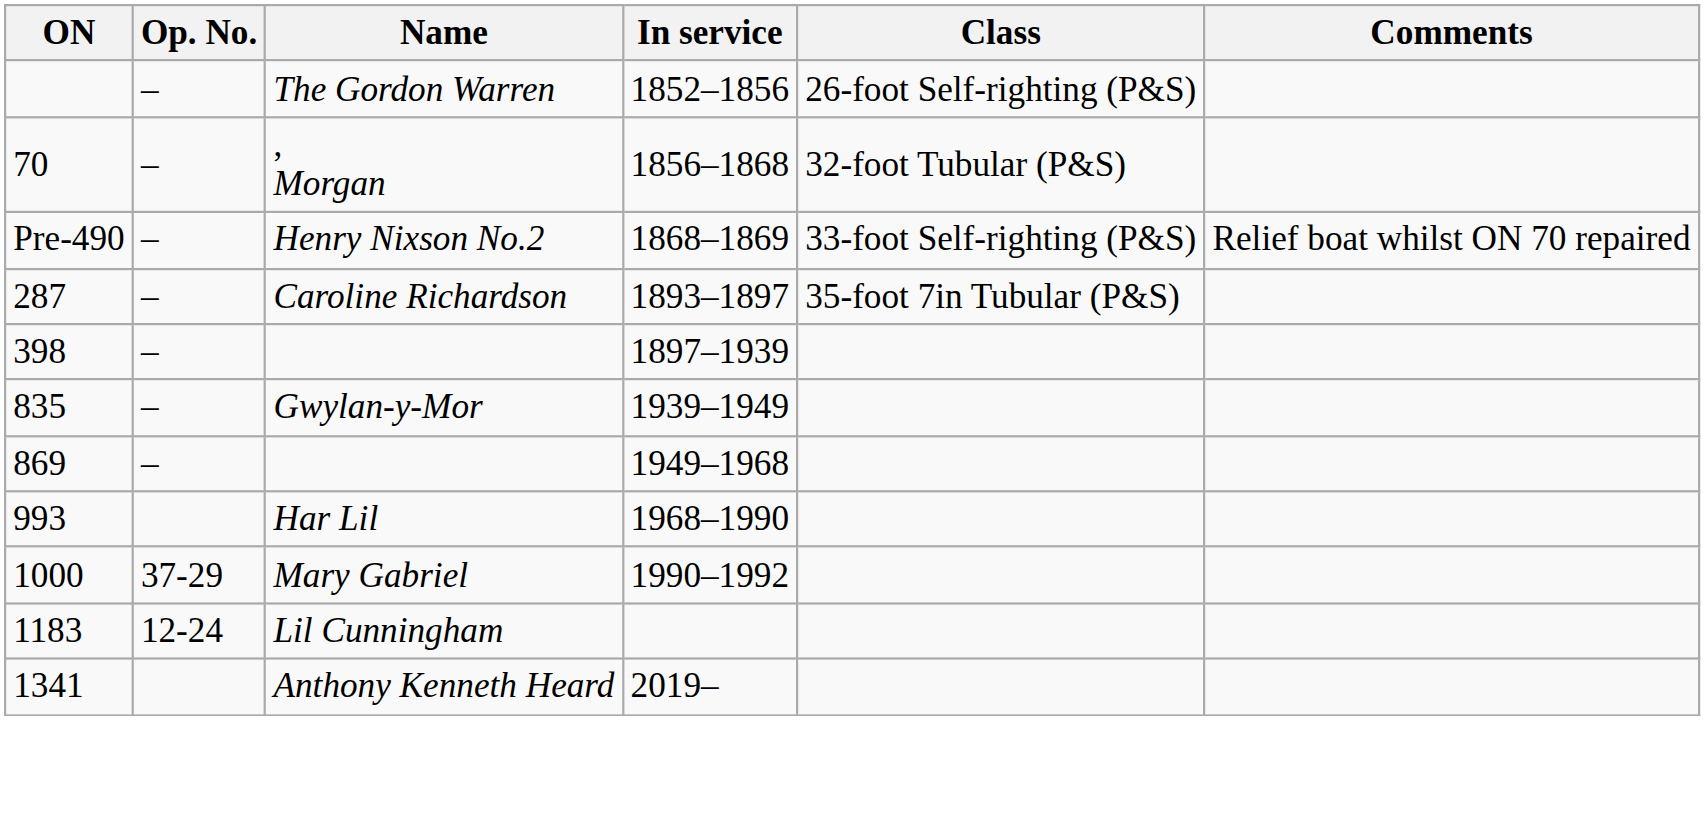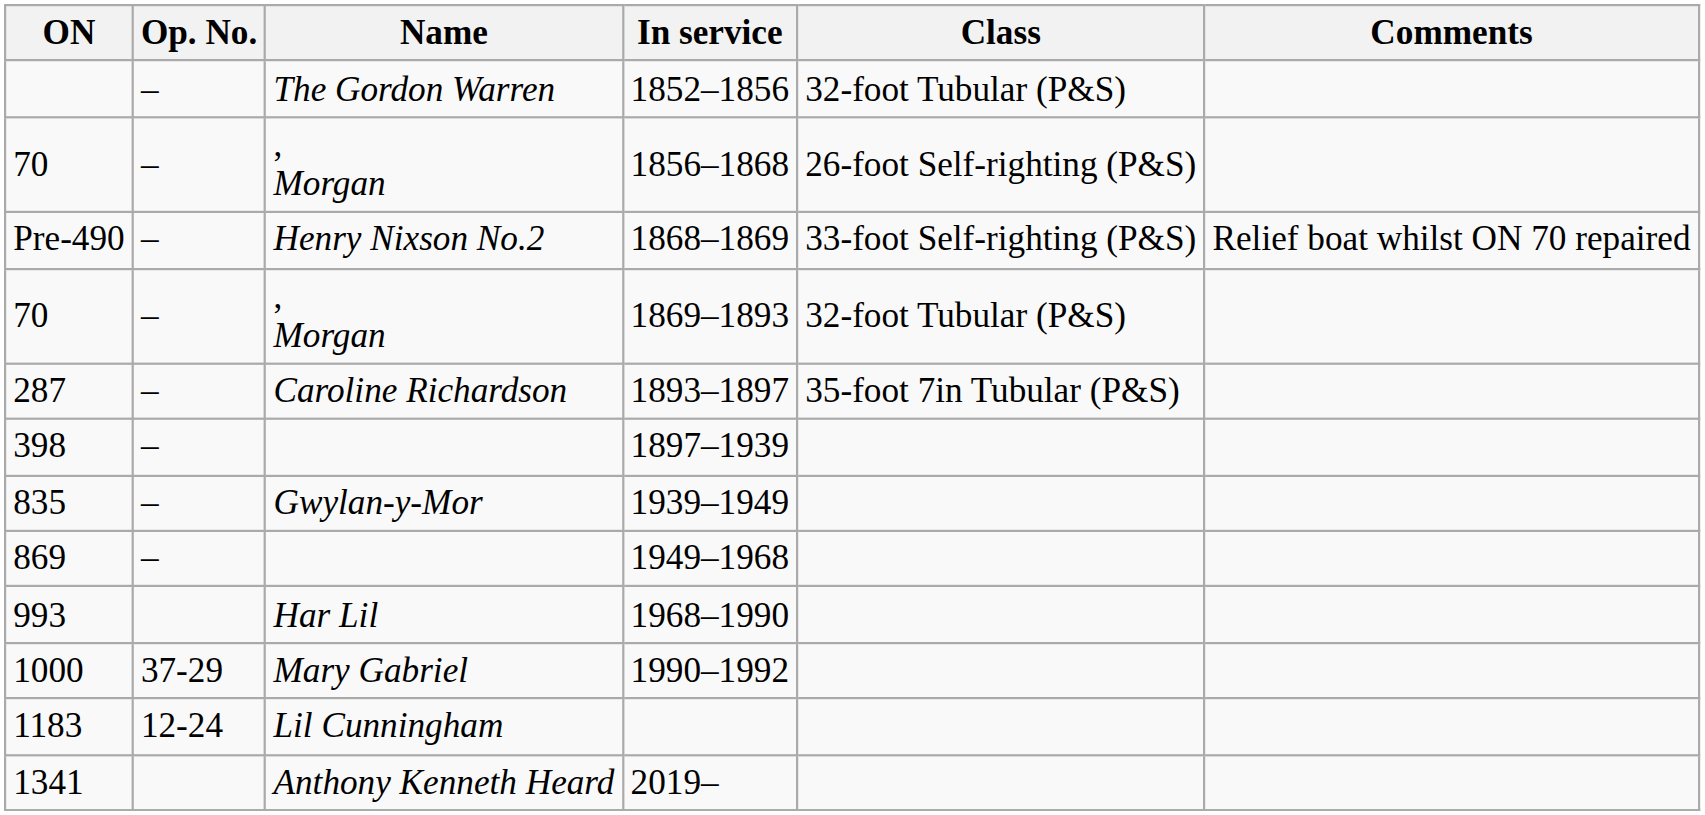(1001, 88) 26-foot Self-righting (P&S) -> (966, 88) 32-foot Tubular (P&S)
(966, 163) 32-foot Tubular (P&S) -> (1001, 163) 26-foot Self-righting (P&S)
+ row: (31, 315)
